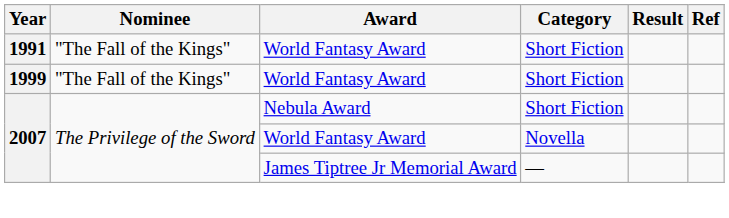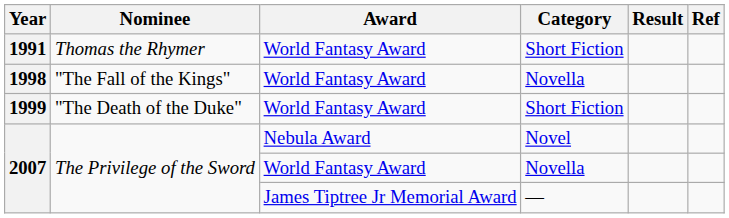(143, 49) "The Fall of the Kings" -> (130, 49) Thomas the Rhymer
+ row: (28, 78)
(143, 78) "The Fall of the Kings" -> (148, 108) "The Death of the Duke"
(574, 108) Short Fiction -> (548, 138) Novel
